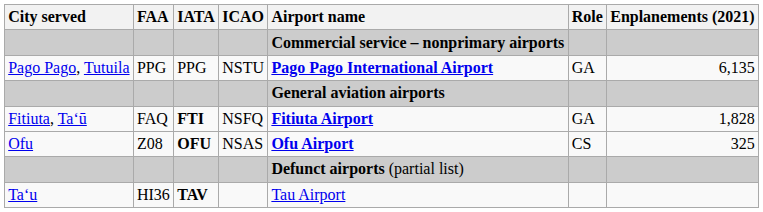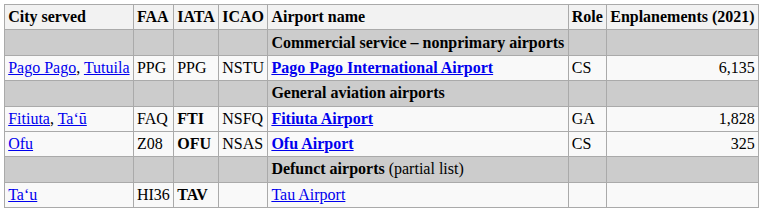(583, 67) GA -> (582, 67) CS
